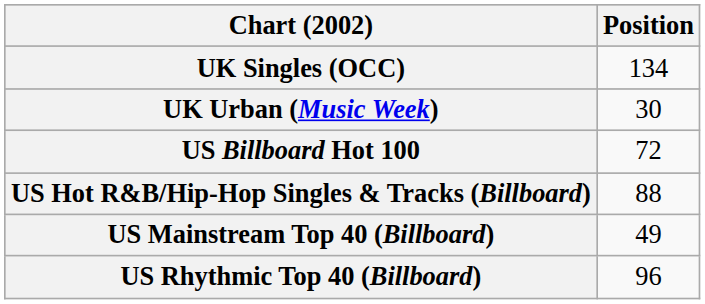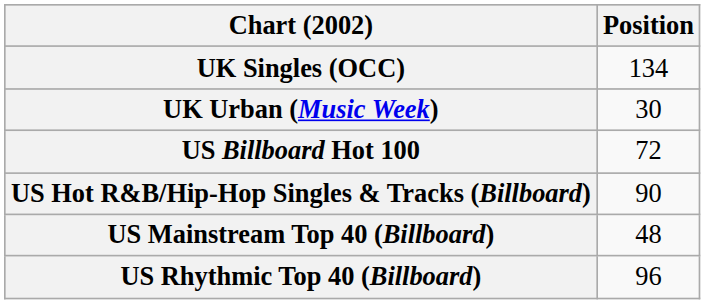(648, 192) 88 -> (648, 192) 90
(648, 234) 49 -> (648, 234) 48
